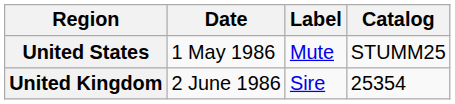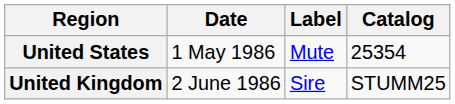(398, 51) STUMM25 -> (378, 51) 25354
(378, 83) 25354 -> (398, 83) STUMM25
